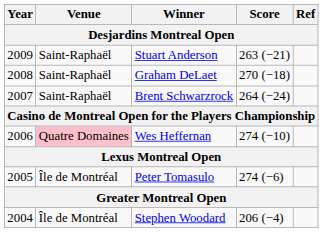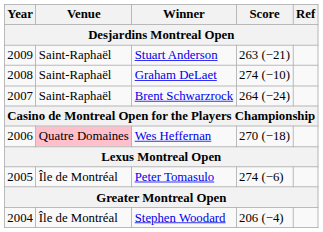(265, 75) 270 (−18) -> (265, 75) 274 (−10)
(265, 136) 274 (−10) -> (265, 136) 270 (−18)
